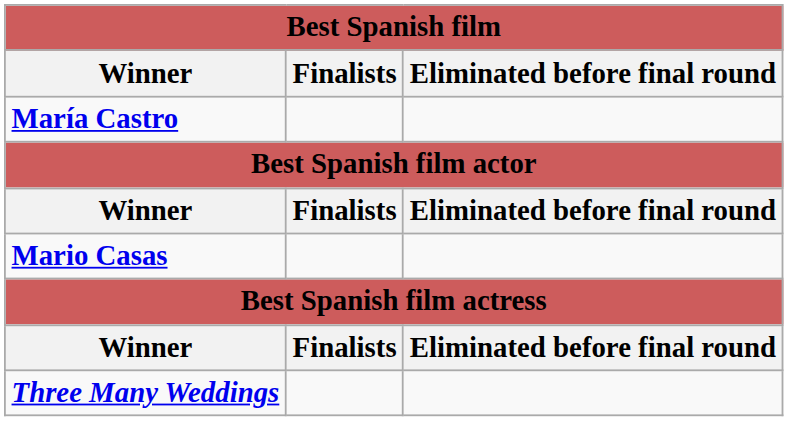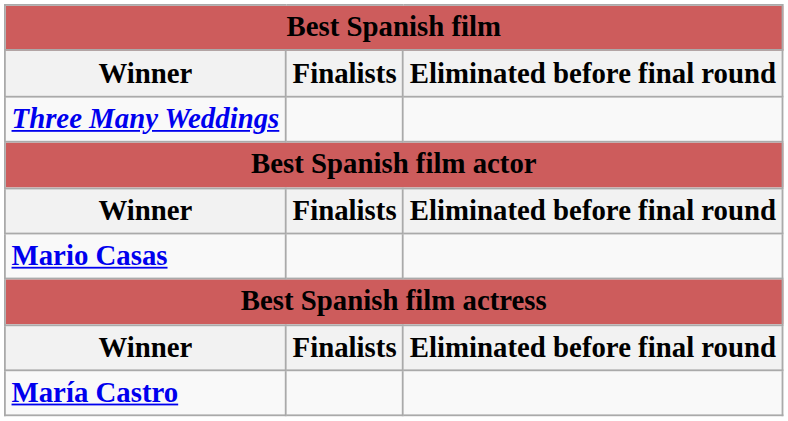rows swapped: (145, 392) <-> (95, 118)
